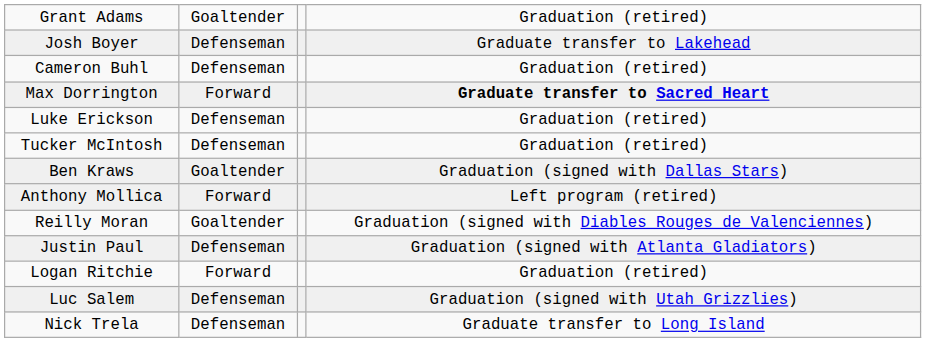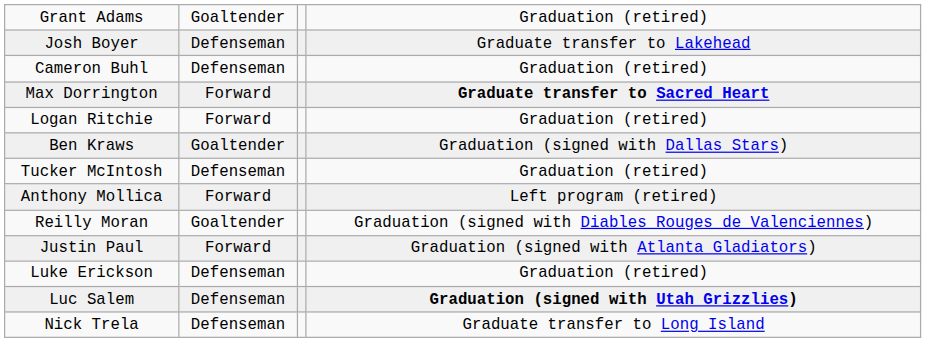rows swapped: (92, 120) <-> (92, 274)
rows swapped: (92, 171) <-> (92, 146)
(238, 248) Defenseman -> (238, 248) Forward
(614, 299) normal -> (614, 299) bold
